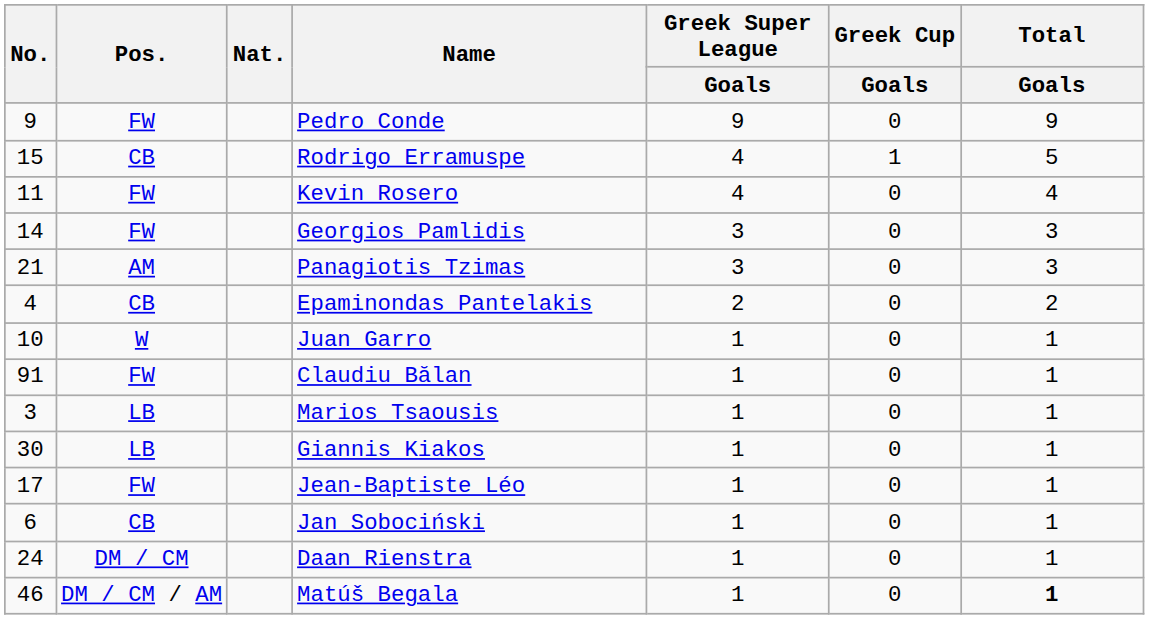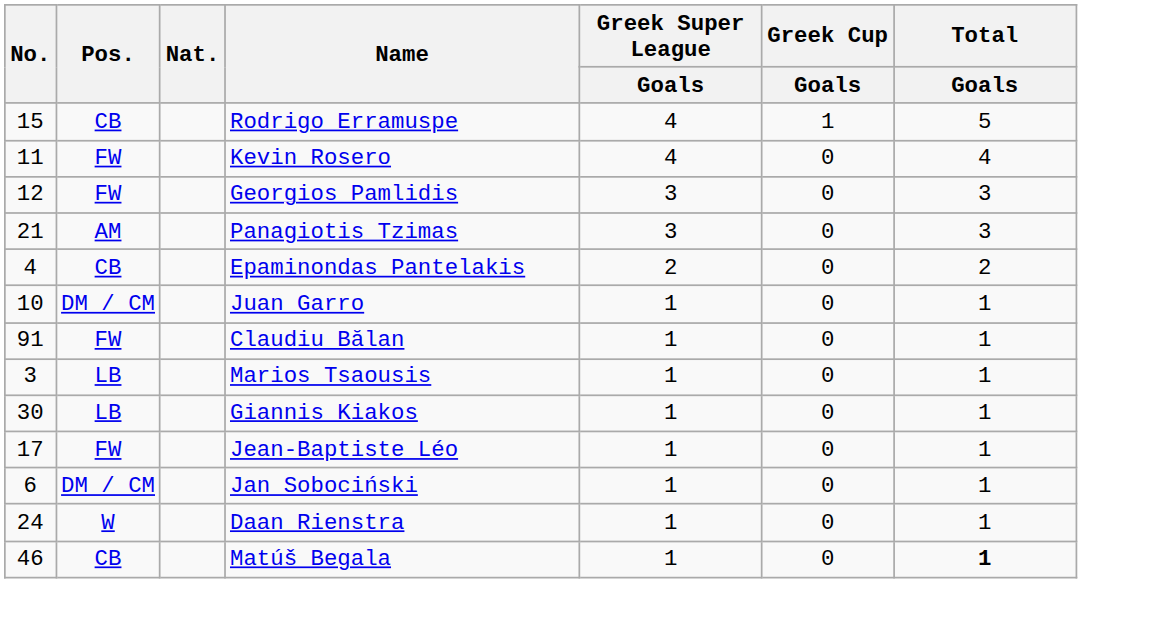- row: (371, 122)
(30, 231) 14 -> (30, 195) 12
(142, 340) W -> (108, 304) DM / CM
(142, 523) CB -> (108, 486) DM / CM
(142, 559) DM / CM -> (108, 523) W
(142, 596) DM / CM / AM -> (108, 559) CB
